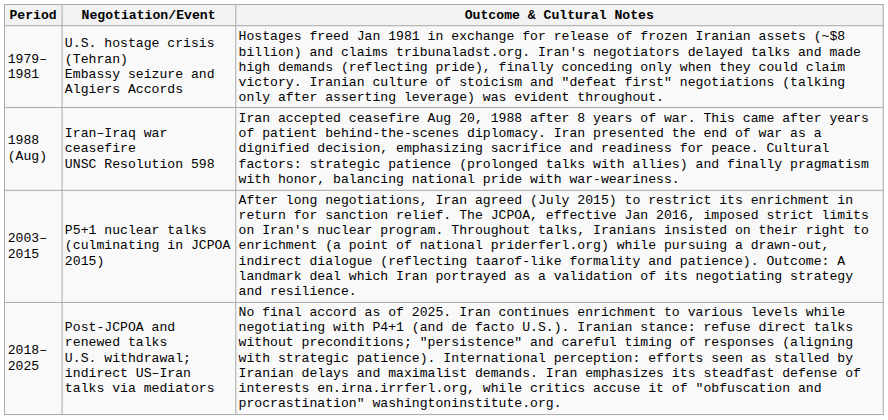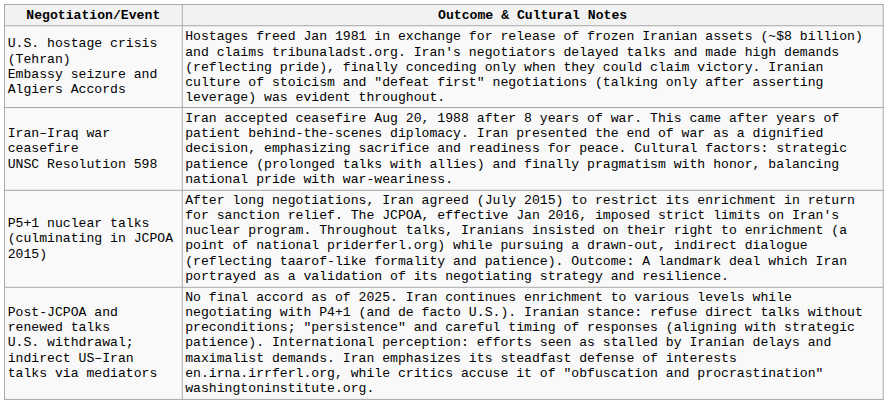- column: (33, 15)
